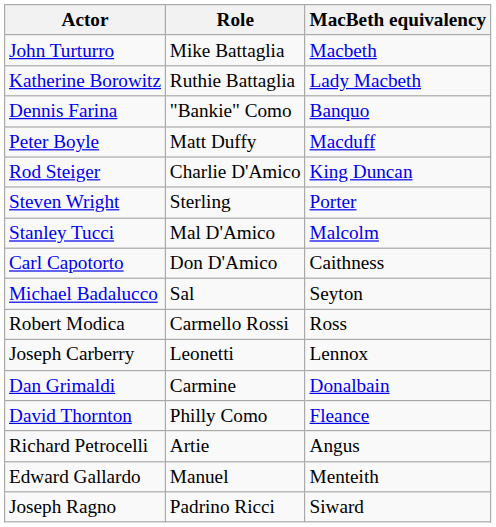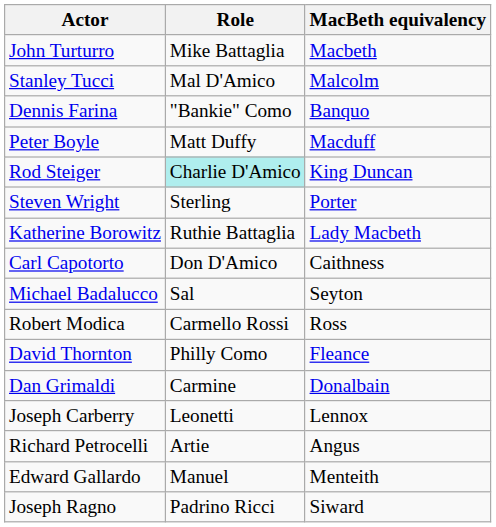rows swapped: (85, 80) <-> (62, 232)
(235, 171) no background -> (235, 171) paleturquoise background
rows swapped: (70, 415) <-> (72, 354)
